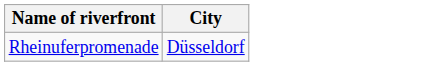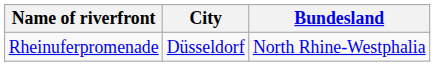+ column: (339, 18)
